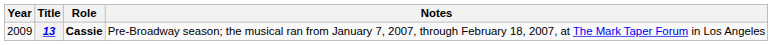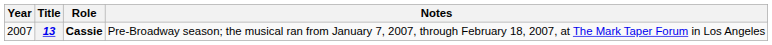(20, 31) 2009 -> (20, 31) 2007
